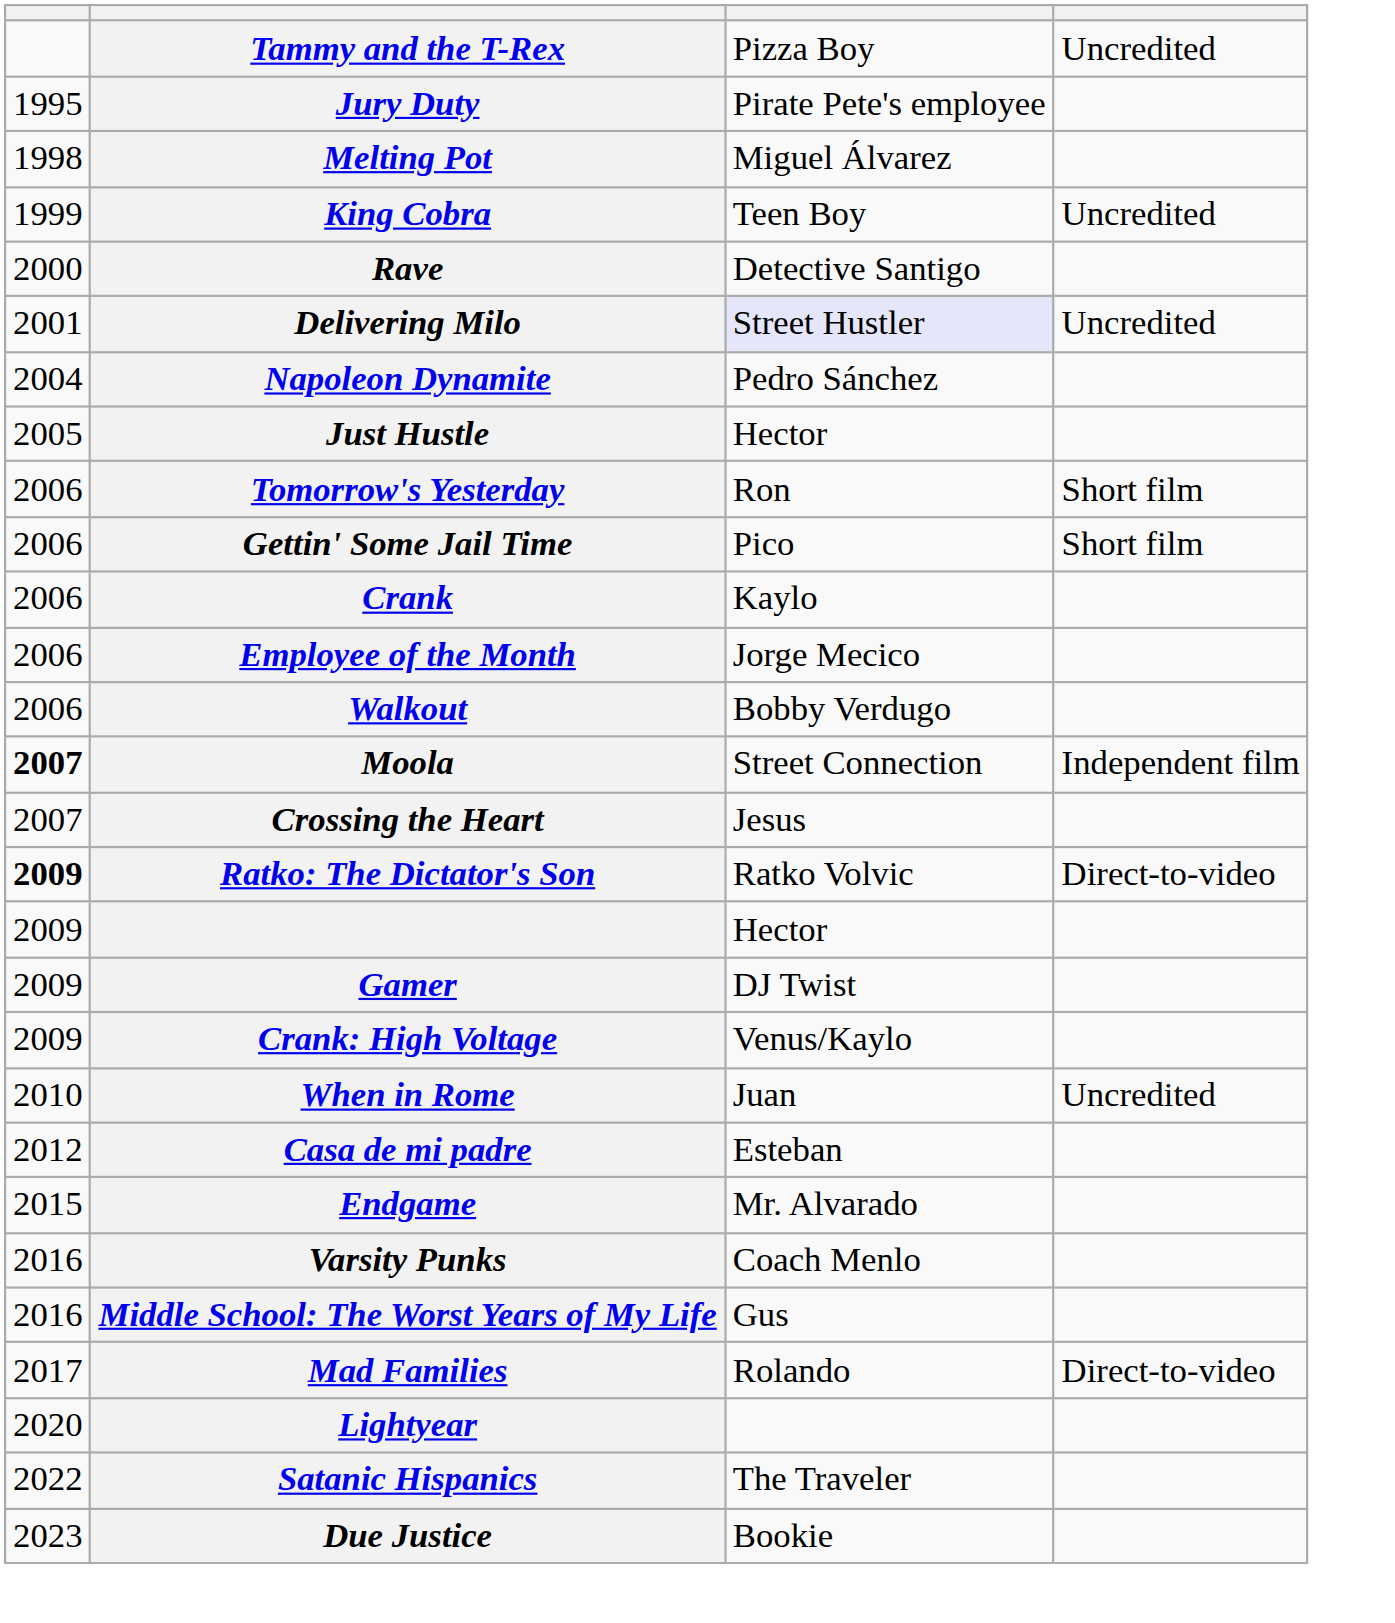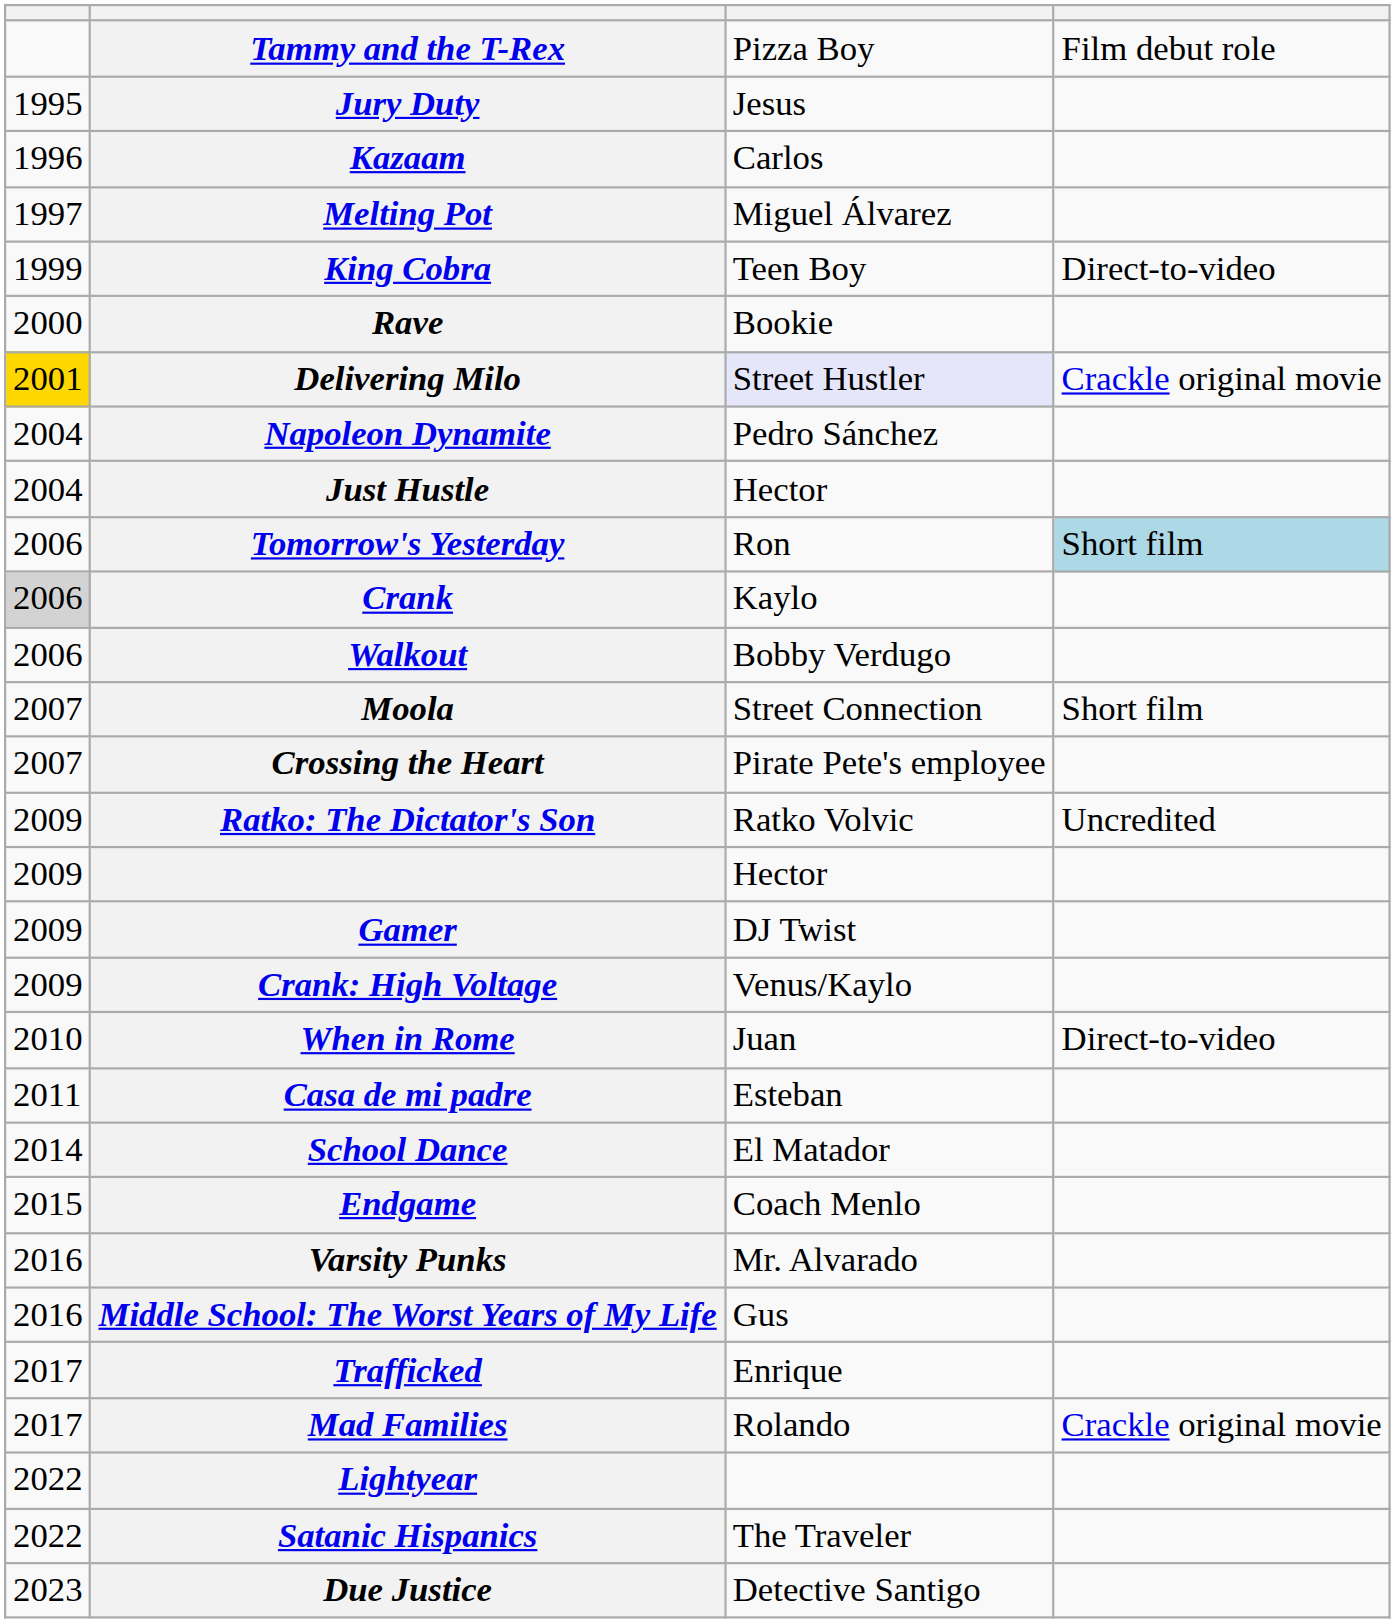(1139, 48) Uncredited -> (1169, 48) Film debut role
(889, 103) Pirate Pete's employee -> (769, 103) Jesus
+ row: (408, 158)
(48, 158) 1998 -> (48, 213) 1997
(1139, 213) Uncredited -> (1169, 268) Direct-to-video
(857, 268) Detective Santigo -> (783, 323) Bookie
(48, 323) no background -> (48, 378) gold background
(1139, 323) Uncredited -> (1222, 378) Crackle original movie
(48, 433) 2005 -> (48, 488) 2004
(1133, 488) no background -> (1133, 543) lightblue background
- row: (408, 543)
(48, 598) no background -> (48, 598) lightgrey background
- row: (408, 653)
(48, 763) bold -> (48, 708) normal
(1181, 763) Independent film -> (1133, 708) Short film
(769, 818) Jesus -> (889, 763) Pirate Pete's employee
(48, 873) bold -> (48, 818) normal
(1169, 873) Direct-to-video -> (1139, 818) Uncredited
(1139, 1094) Uncredited -> (1169, 1039) Direct-to-video
(48, 1149) 2012 -> (47, 1094) 2011
+ row: (408, 1149)
(825, 1204) Mr. Alvarado -> (827, 1204) Coach Menlo
(827, 1259) Coach Menlo -> (825, 1259) Mr. Alvarado
+ row: (408, 1369)
(1169, 1369) Direct-to-video -> (1222, 1424) Crackle original movie
(48, 1424) 2020 -> (48, 1479) 2022
(783, 1534) Bookie -> (857, 1589) Detective Santigo
